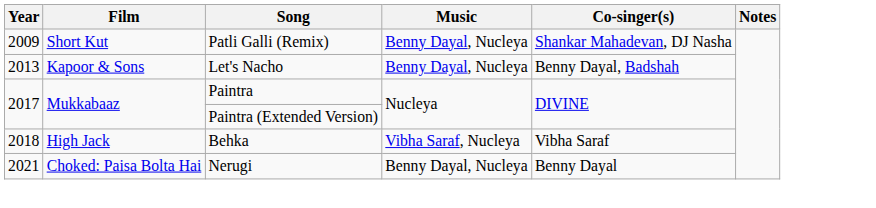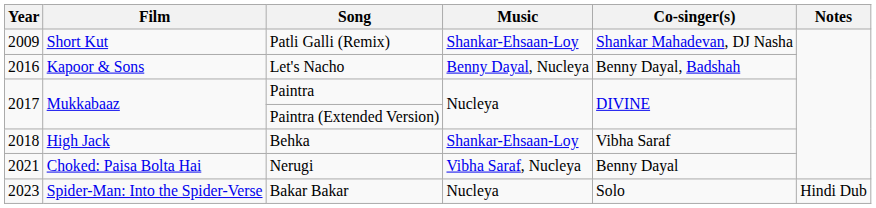(456, 41) Benny Dayal, Nucleya -> (513, 41) Shankar-Ehsaan-Loy
(24, 66) 2013 -> (24, 66) 2016
(453, 141) Vibha Saraf, Nucleya -> (513, 141) Shankar-Ehsaan-Loy
(456, 166) Benny Dayal, Nucleya -> (514, 166) Vibha Saraf, Nucleya
+ row: (309, 191)
